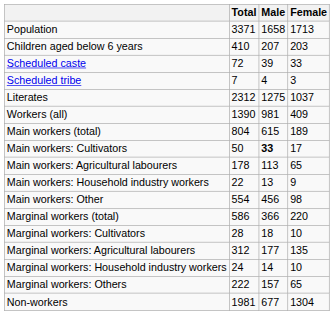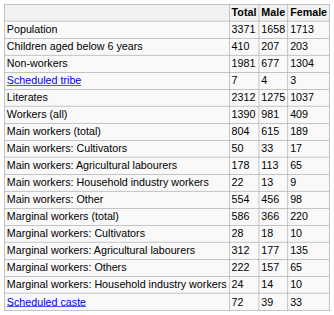rows swapped: (46, 64) <-> (37, 302)
(267, 149) bold -> (267, 149) normal
rows swapped: (117, 268) <-> (67, 285)
